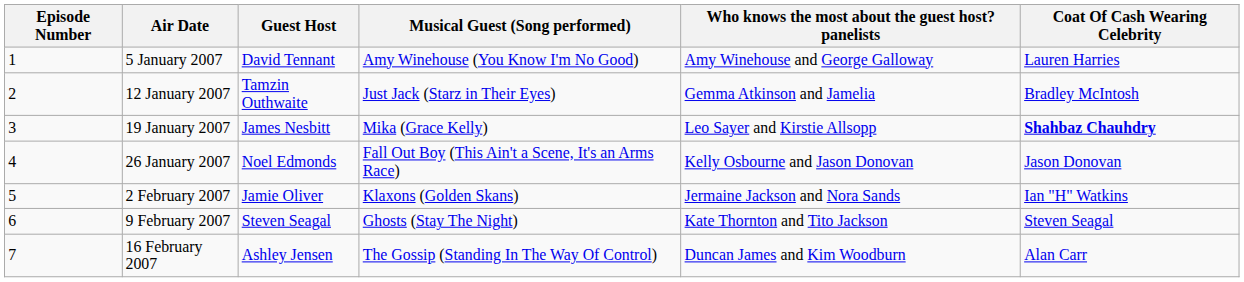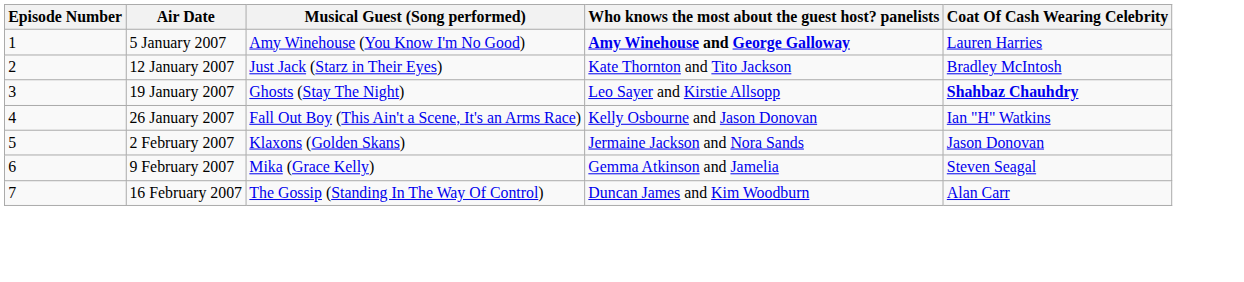- column: (299, 25)
(809, 60) normal -> (719, 42) bold
(780, 94) Gemma Atkinson and Jamelia -> (690, 67) Kate Thornton and Tito Jackson
(425, 128) Mika (Grace Kelly) -> (327, 92) Ghosts (Stay The Night)
(1073, 162) Jason Donovan -> (999, 117) Ian "H" Watkins
(1076, 196) Ian "H" Watkins -> (995, 142) Jason Donovan
(440, 221) Ghosts (Stay The Night) -> (312, 167) Mika (Grace Kelly)
(786, 221) Kate Thornton and Tito Jackson -> (684, 167) Gemma Atkinson and Jamelia
